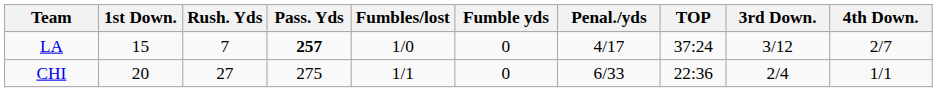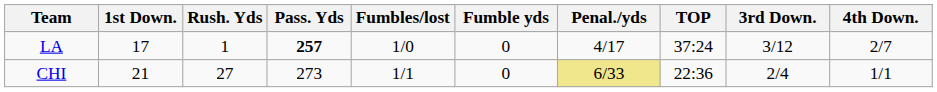(140, 45) 15 -> (140, 45) 17
(225, 45) 7 -> (225, 45) 1
(140, 73) 20 -> (140, 73) 21
(309, 73) 275 -> (309, 73) 273
(609, 73) no background -> (609, 73) khaki background
